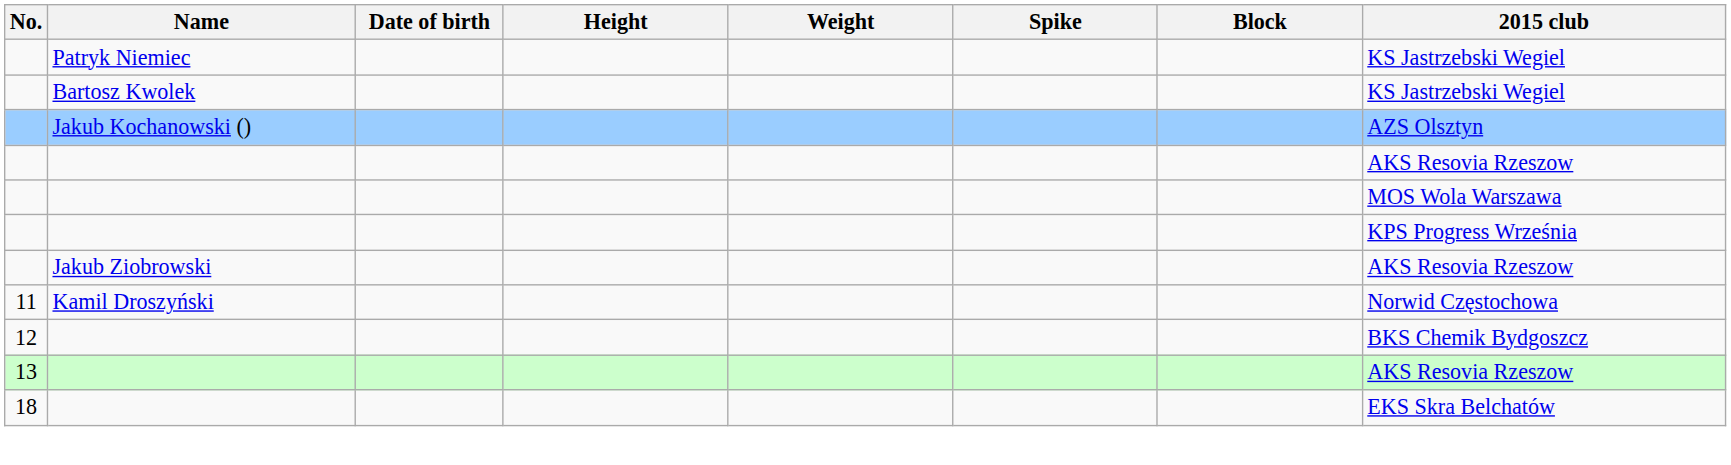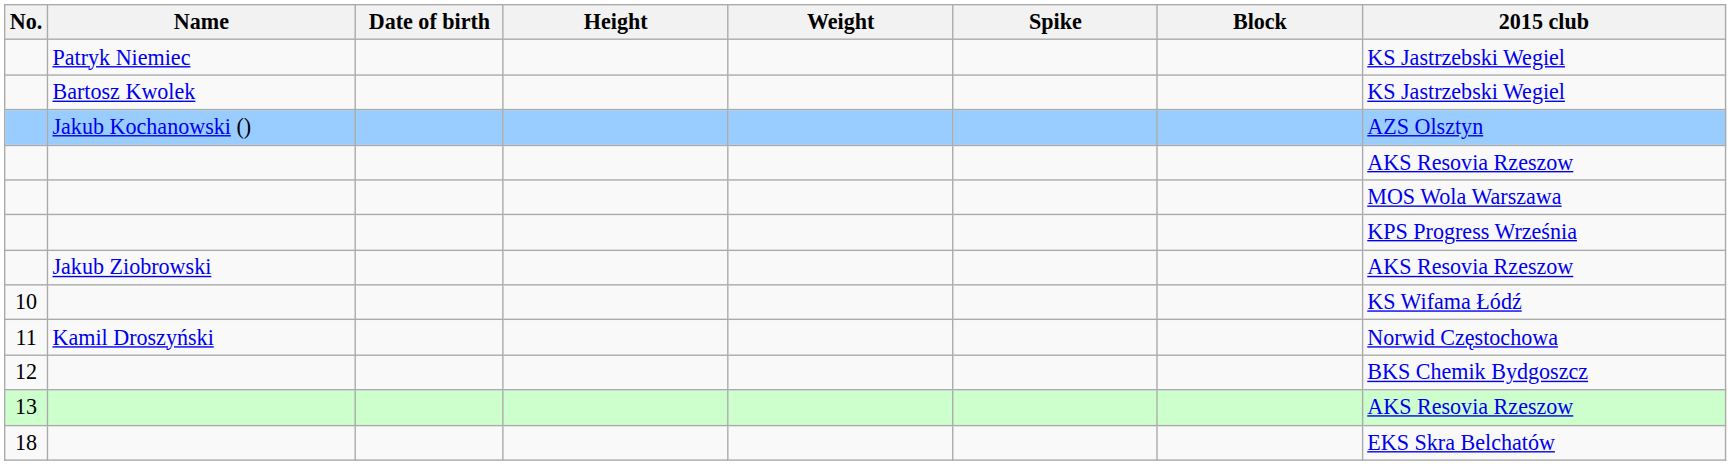+ row: (26, 302)
